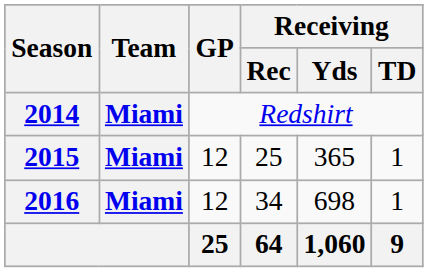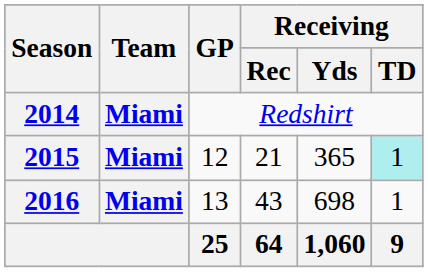(269, 157) 25 -> (269, 157) 21
(397, 157) no background -> (397, 157) paleturquoise background
(215, 200) 12 -> (215, 200) 13
(269, 200) 34 -> (269, 200) 43
